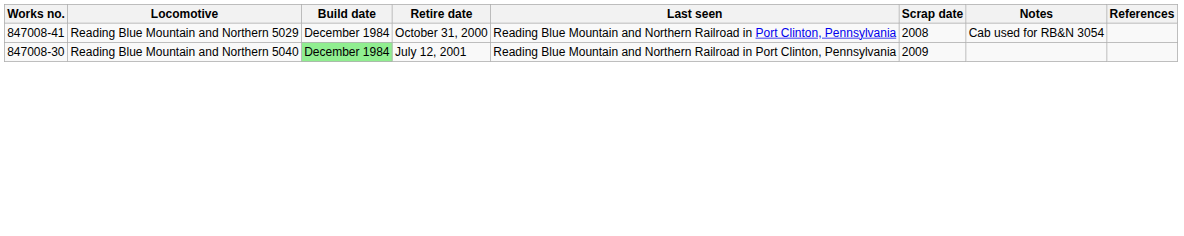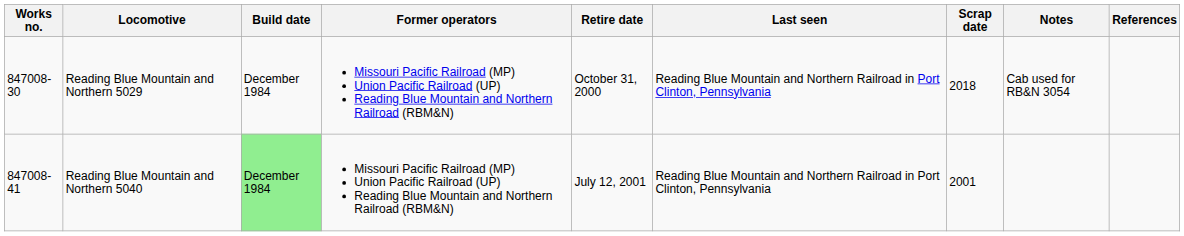+ column: (447, 20)
(36, 33) 847008-41 -> (29, 85) 847008-30
(915, 33) 2008 -> (963, 85) 2018
(36, 52) 847008-30 -> (29, 182) 847008-41
(915, 52) 2009 -> (963, 182) 2001
